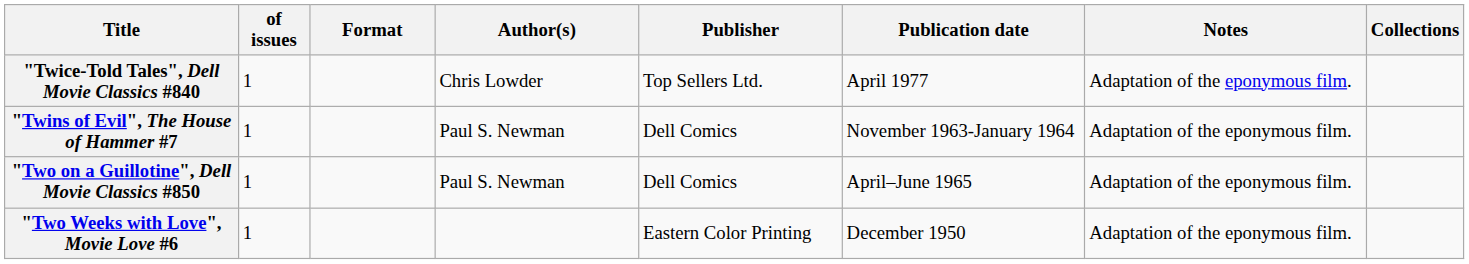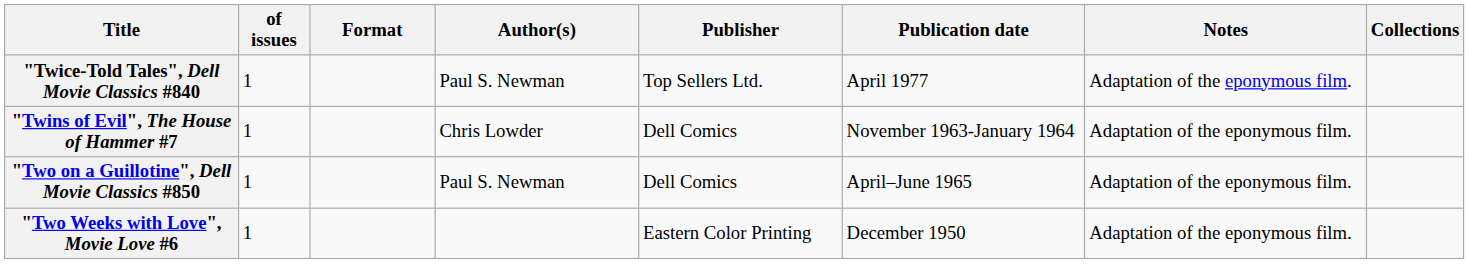(491, 80) Chris Lowder -> (502, 80) Paul S. Newman
(502, 131) Paul S. Newman -> (491, 131) Chris Lowder
